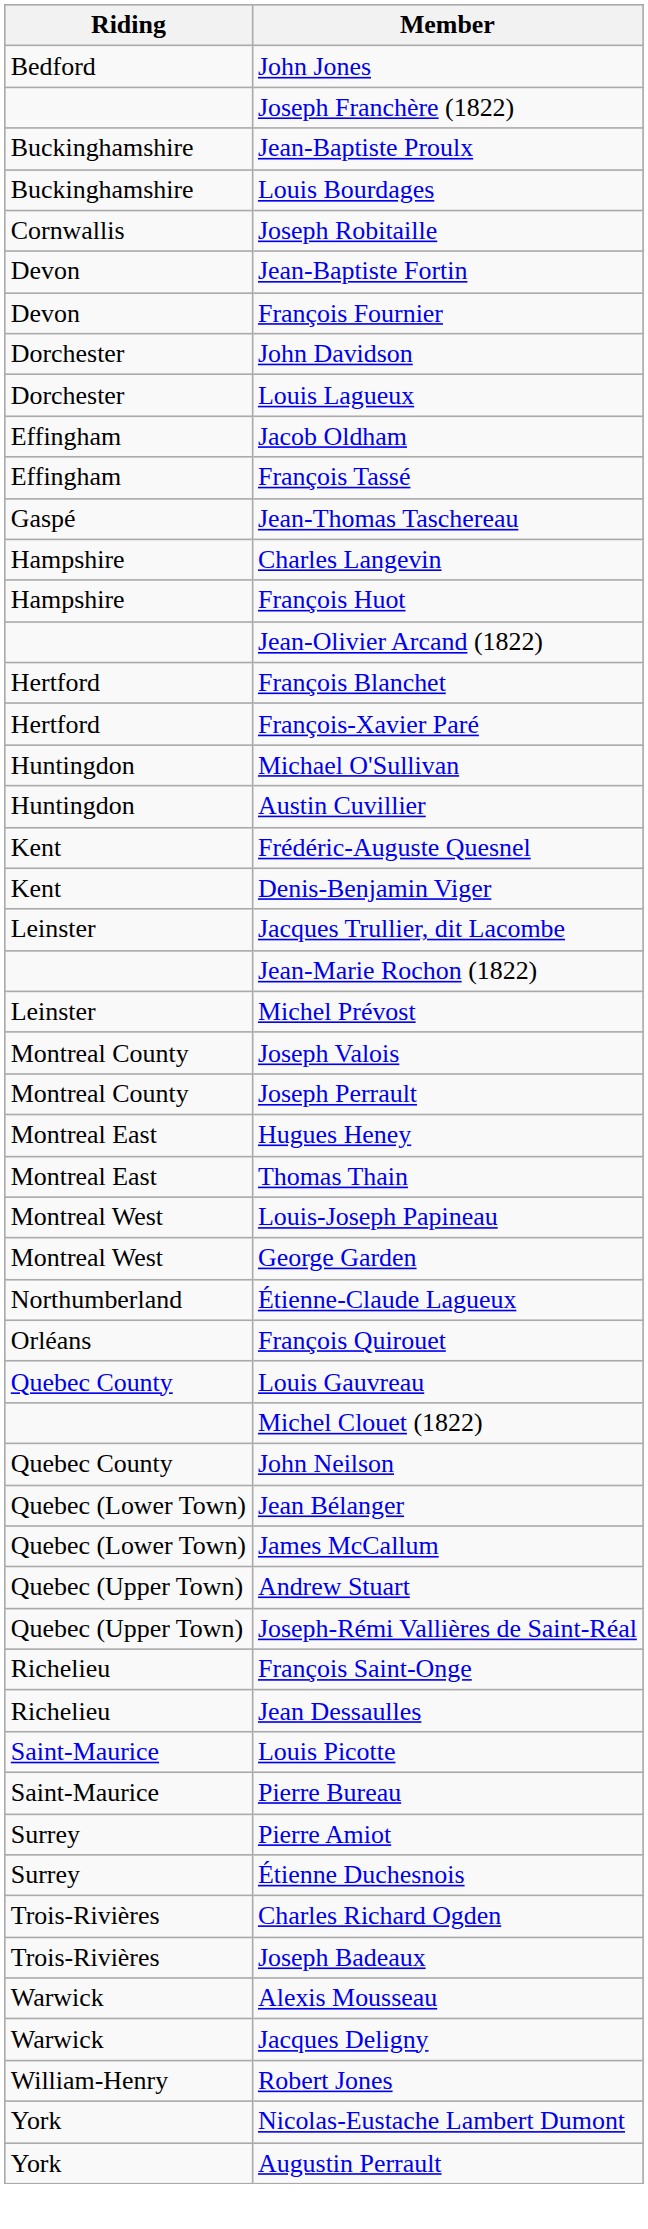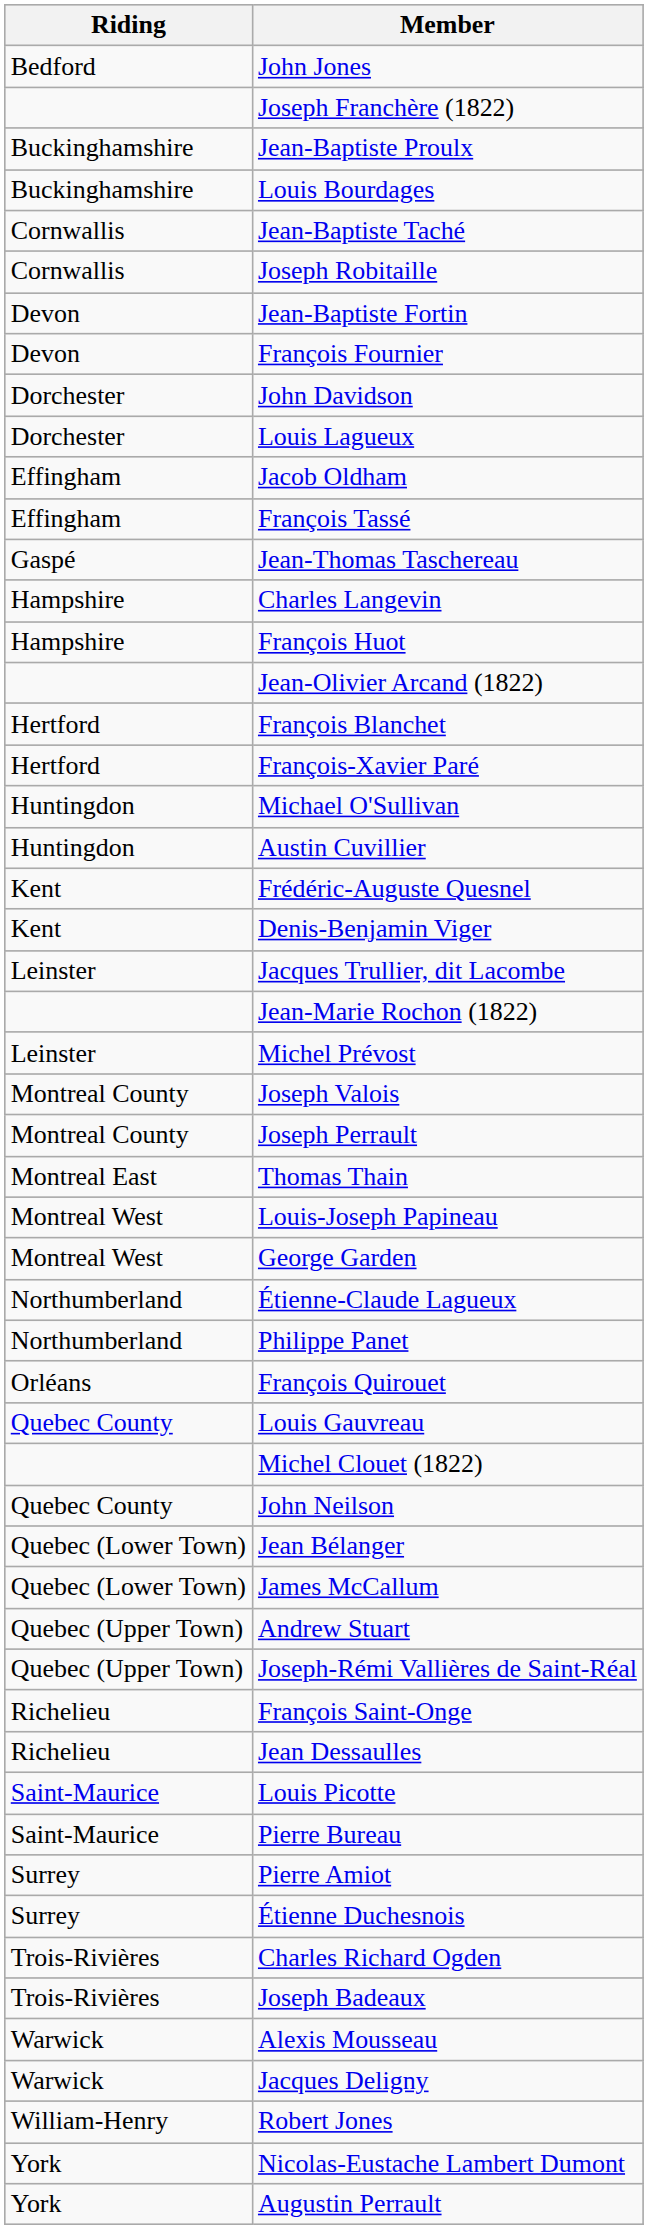+ row: (362, 230)
- row: (335, 1134)
+ row: (333, 1340)
